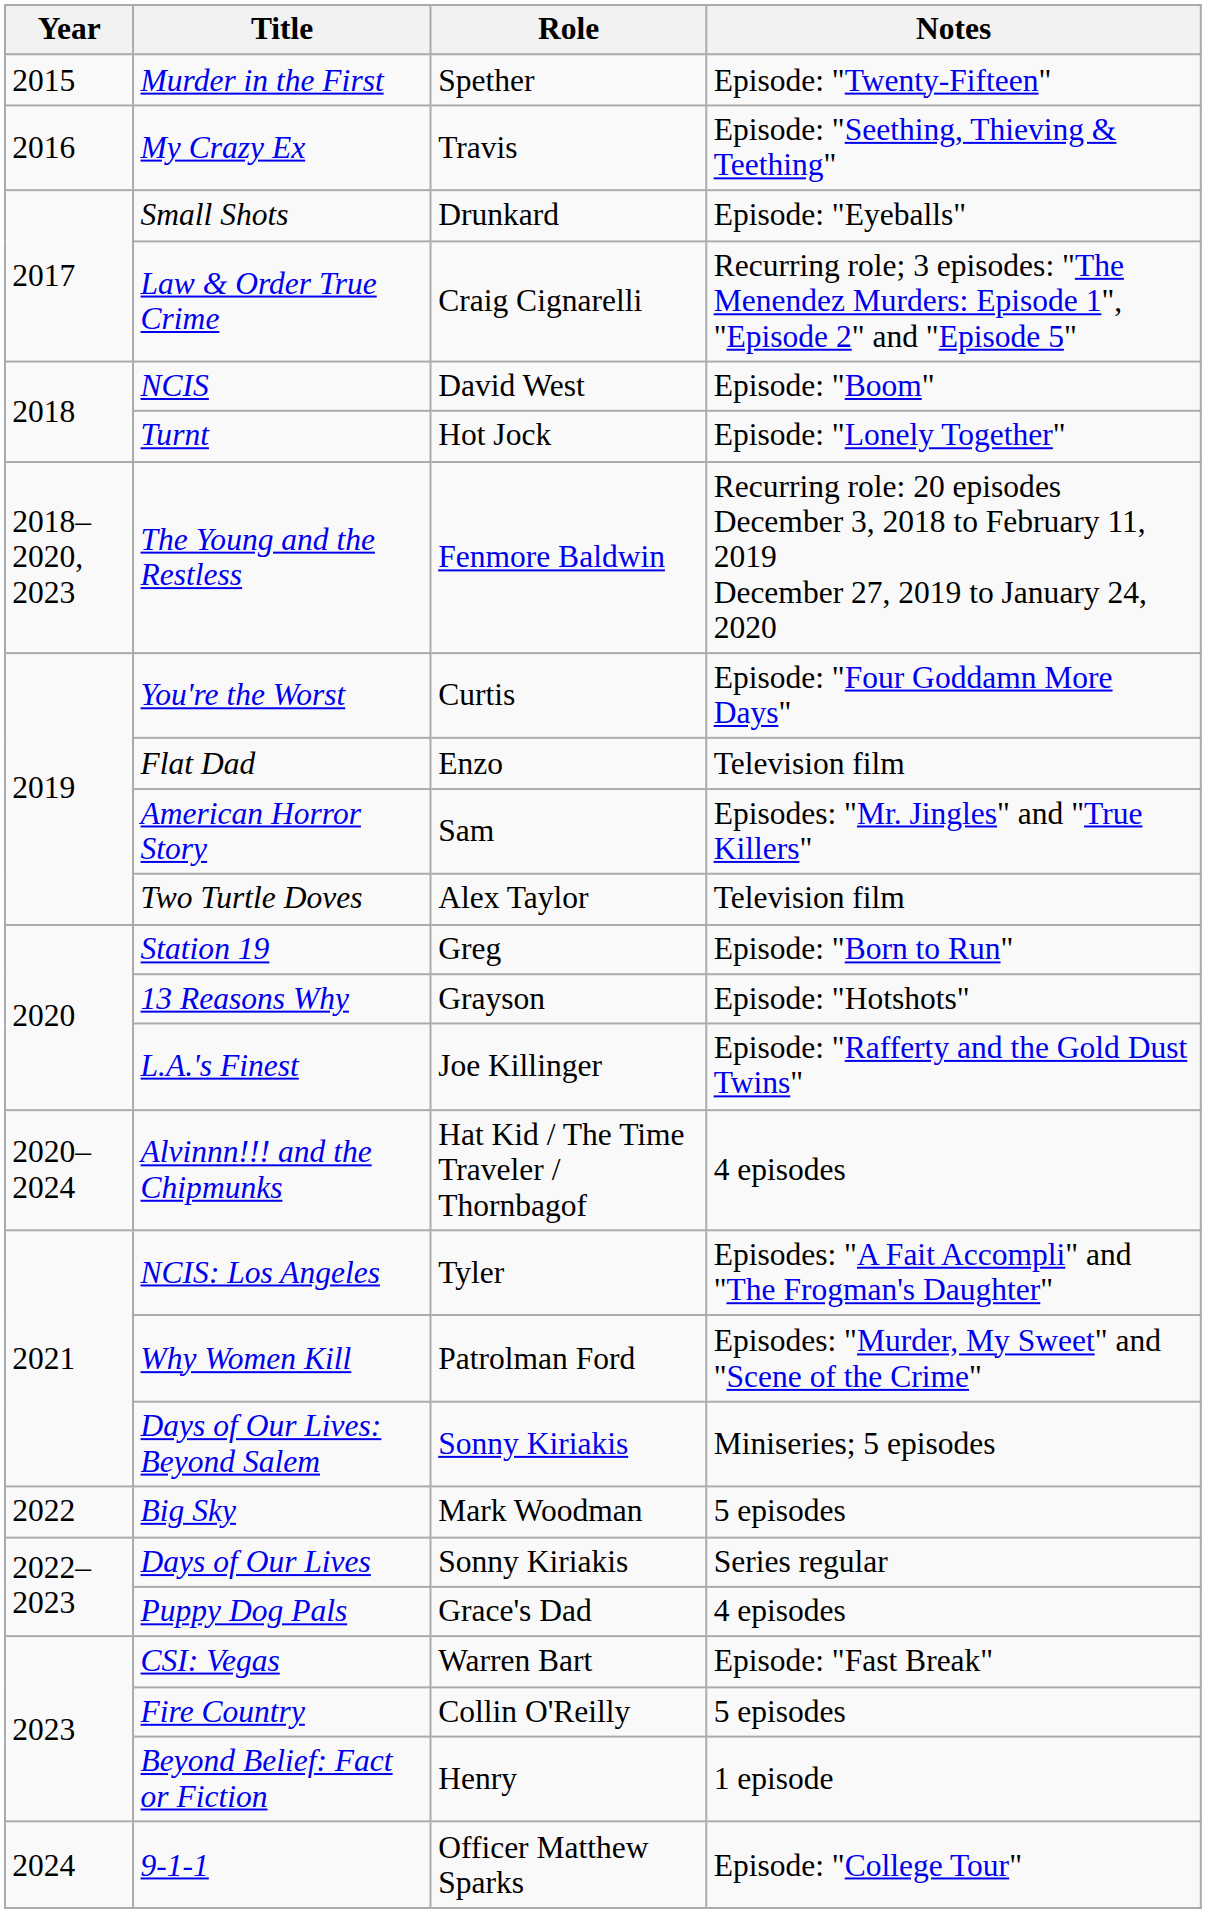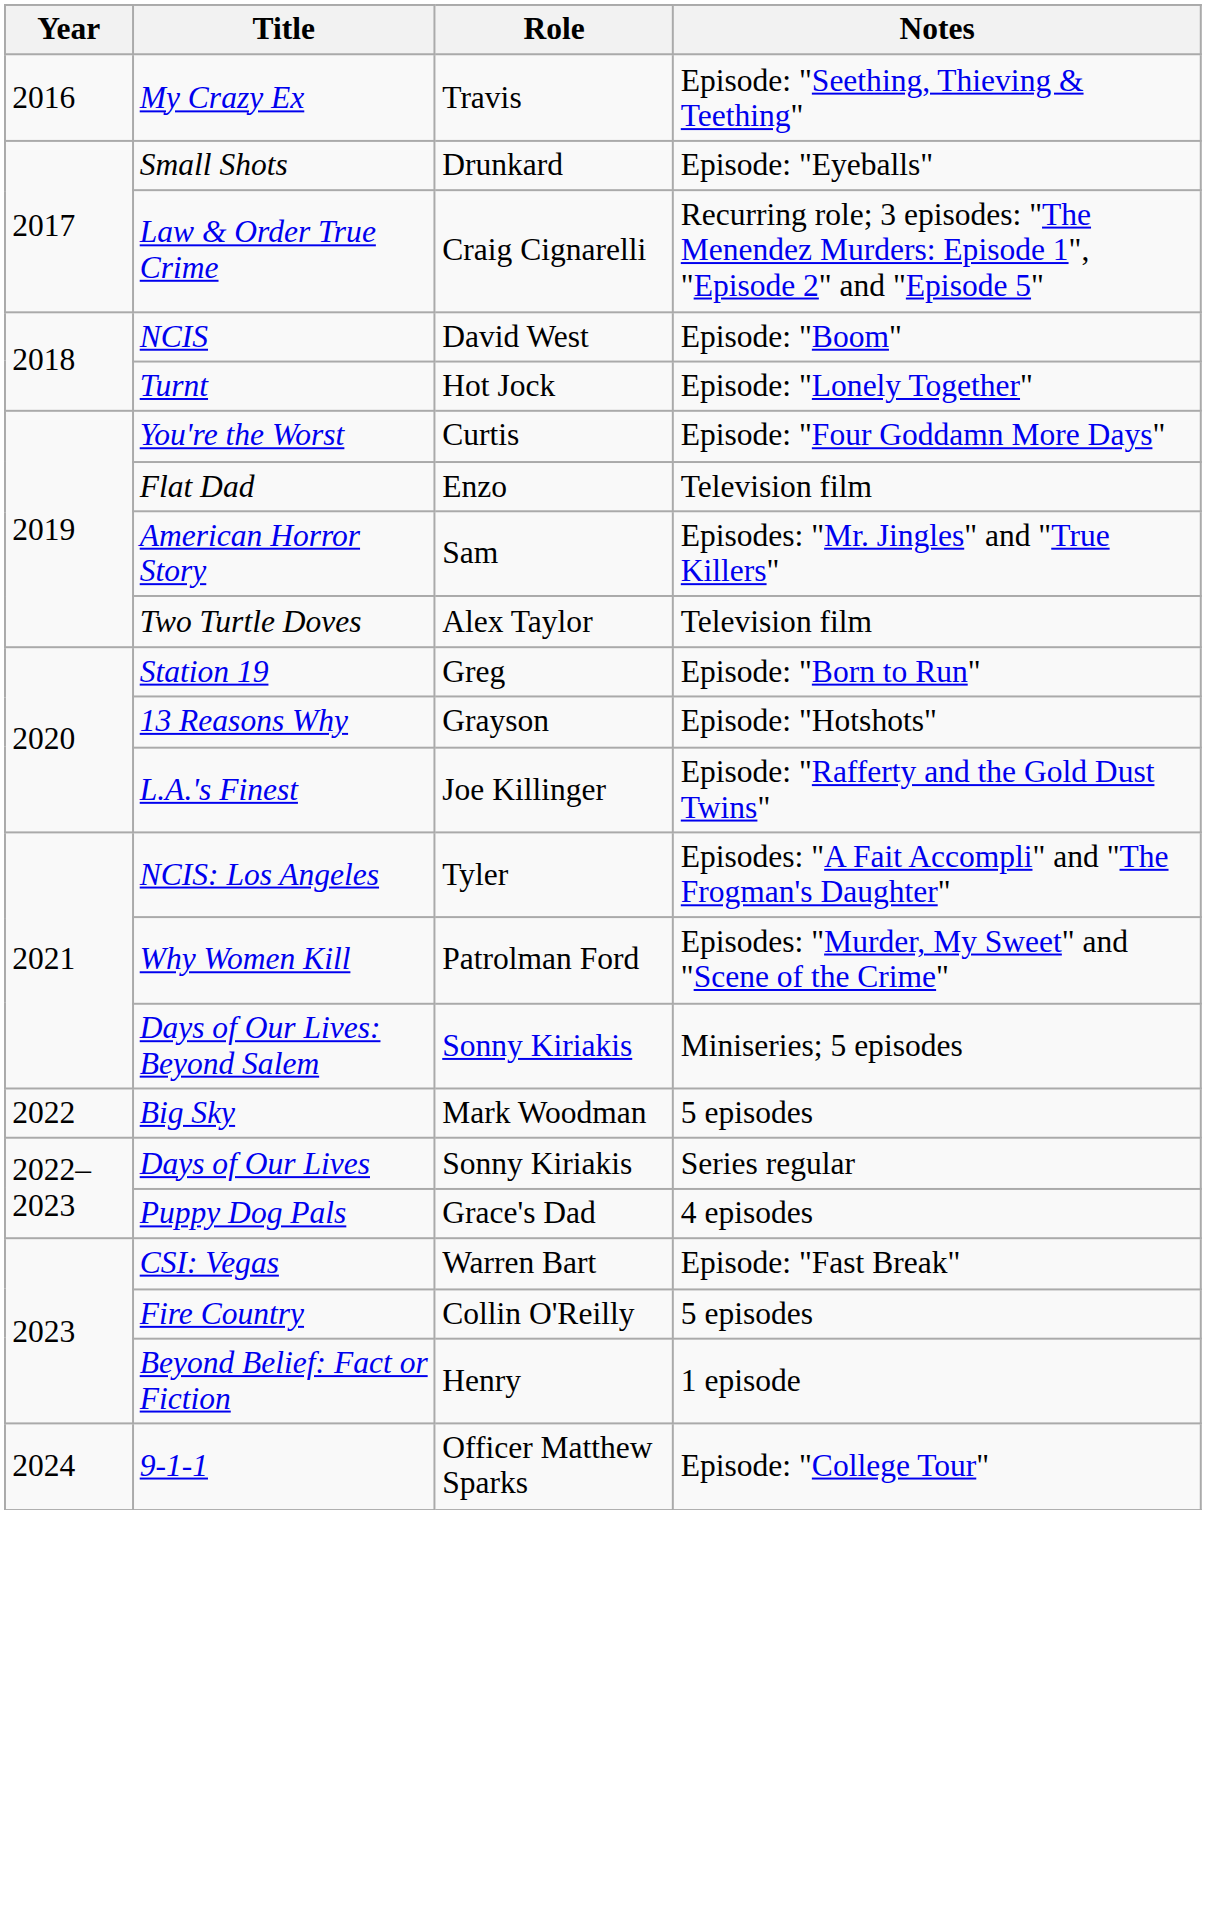- row: (262, 79)
- row: (258, 556)
- row: (256, 1169)
